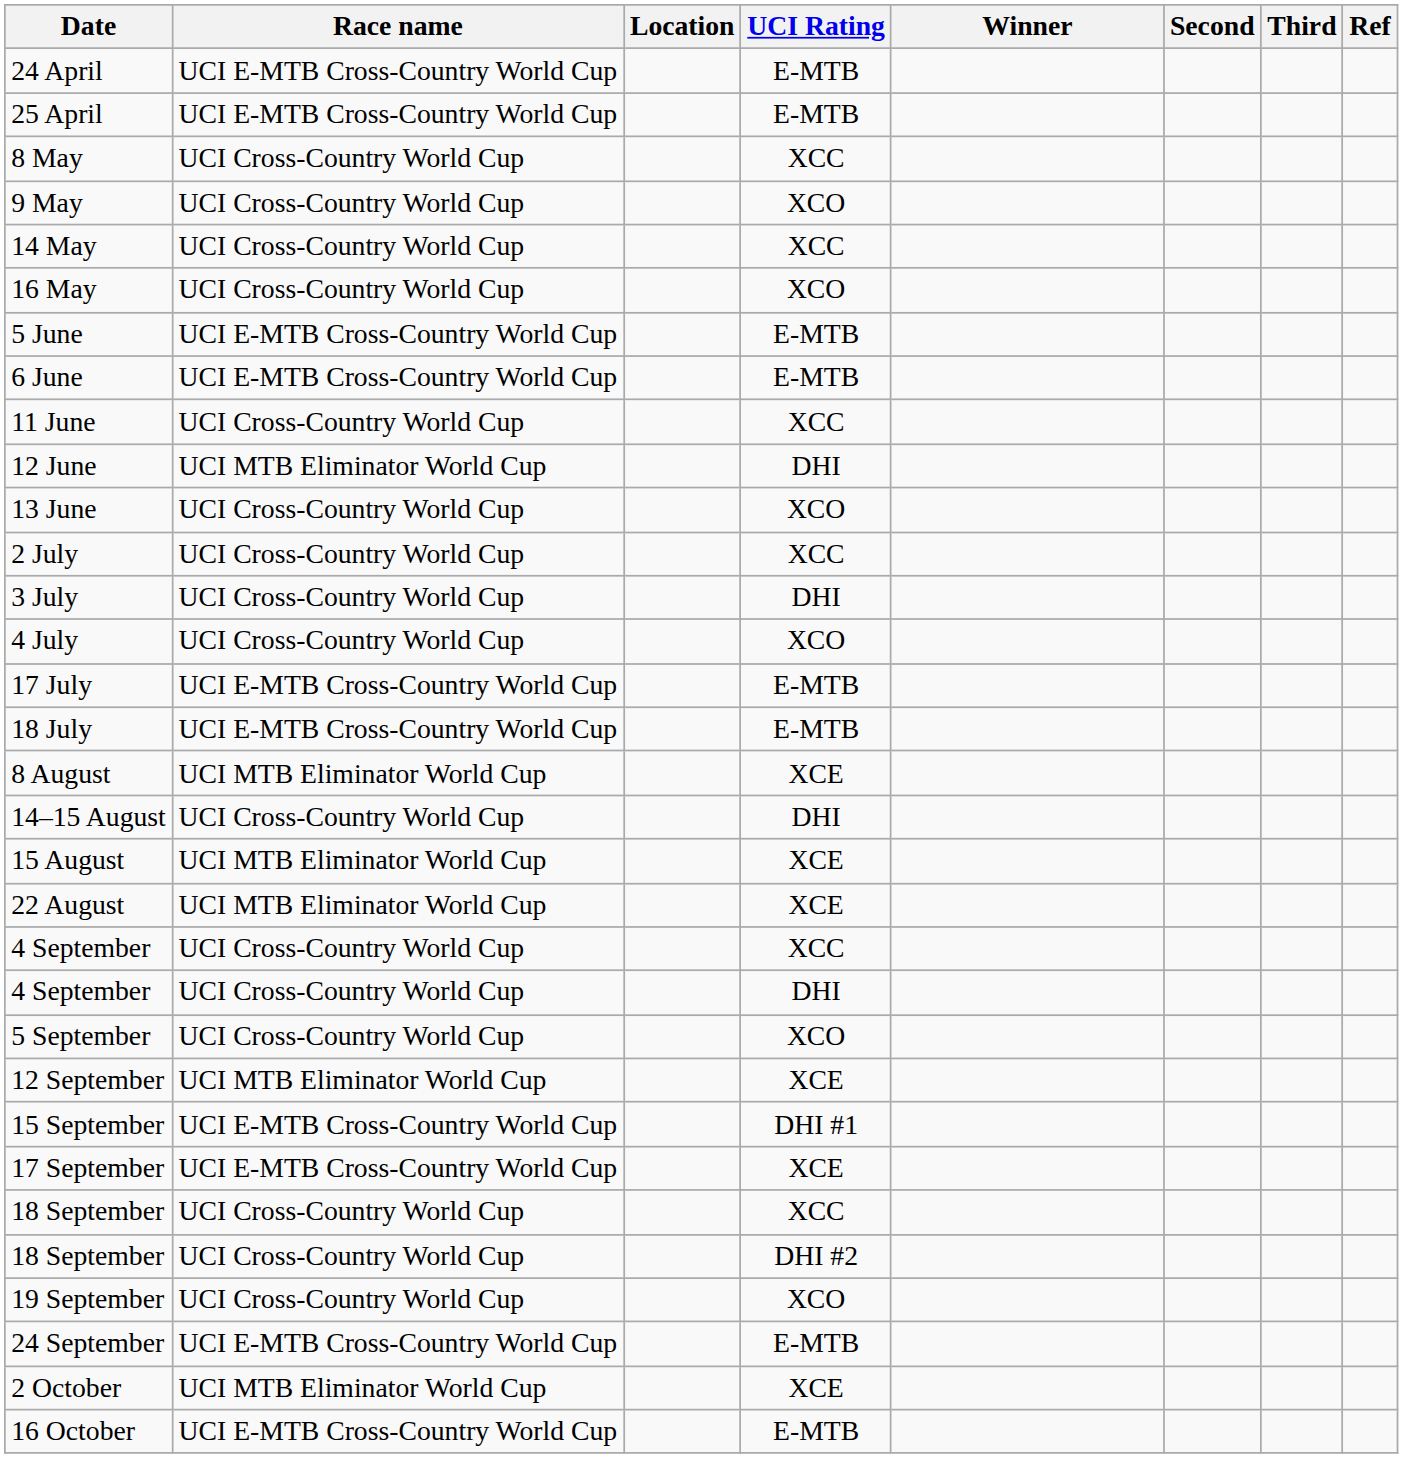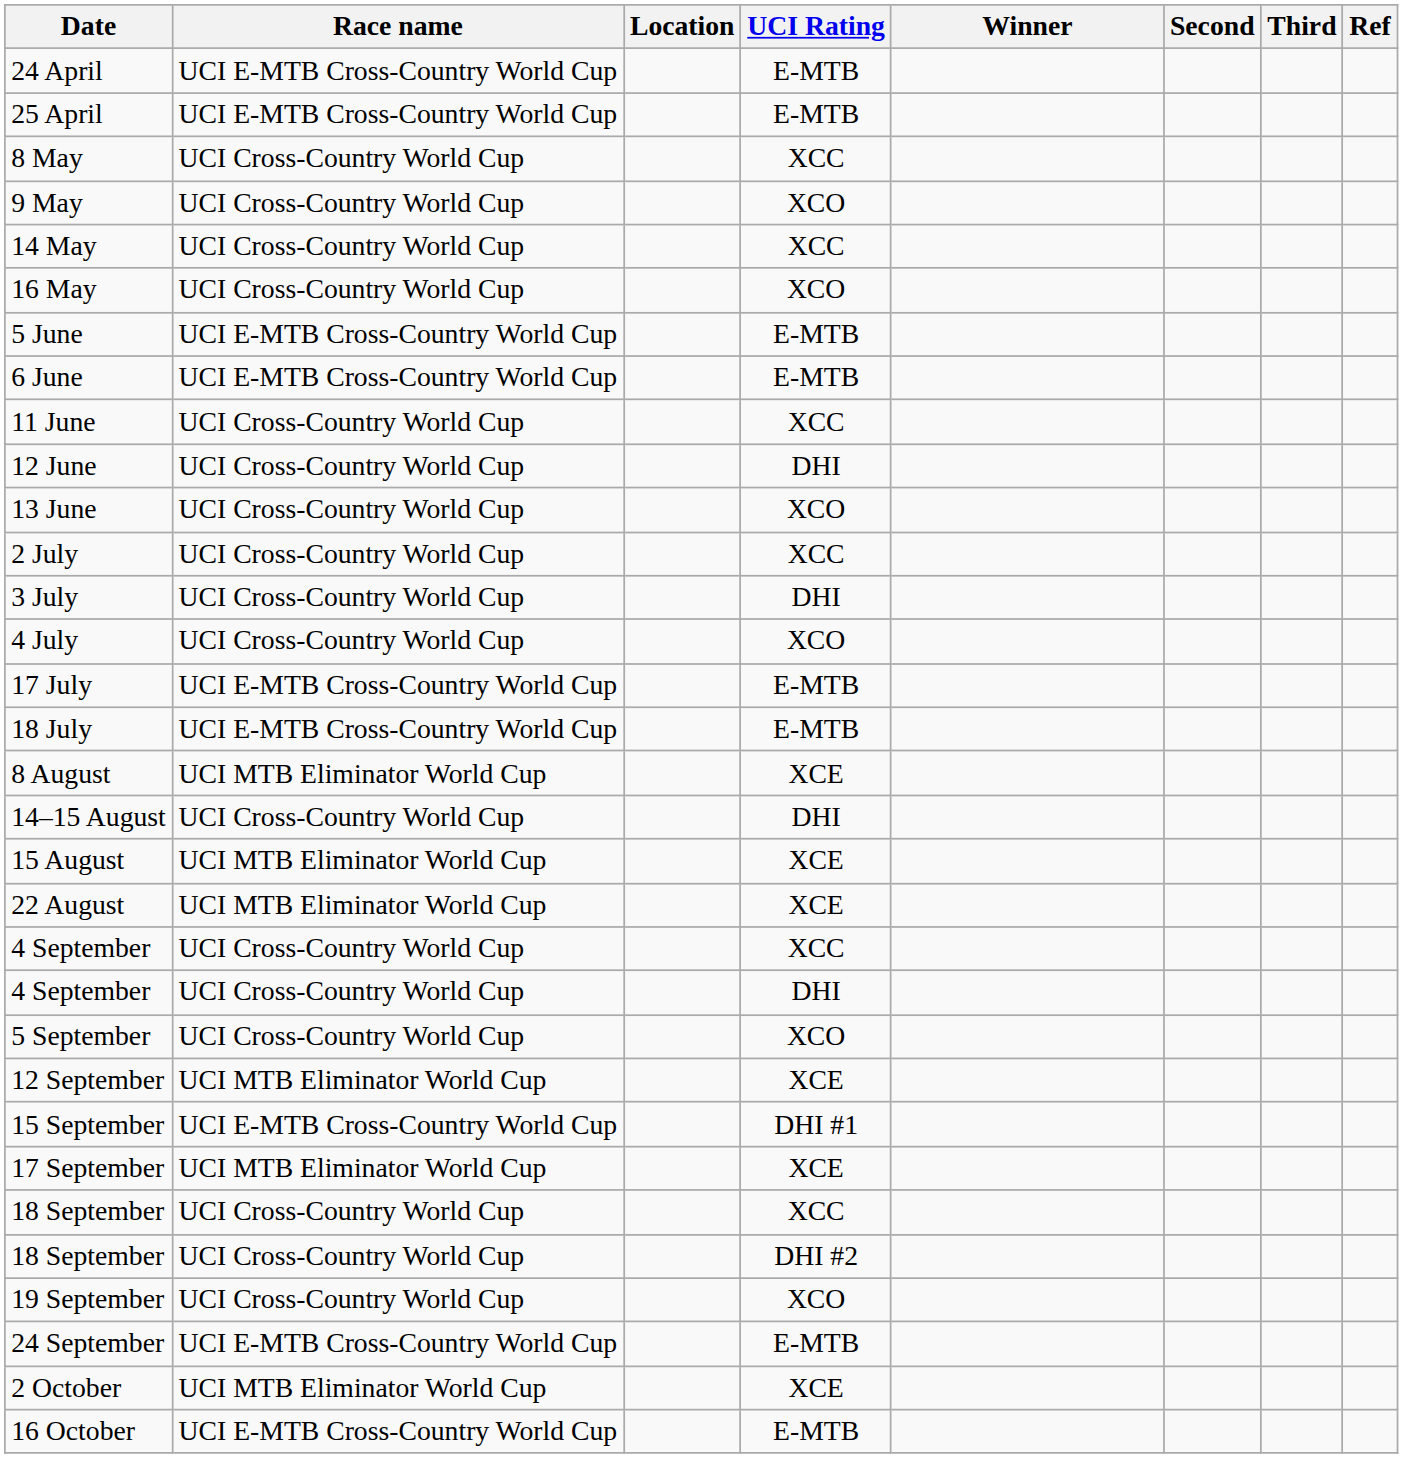(363, 465) UCI MTB Eliminator World Cup -> (351, 465) UCI Cross-Country World Cup
(398, 1167) UCI E-MTB Cross-Country World Cup -> (363, 1167) UCI MTB Eliminator World Cup
